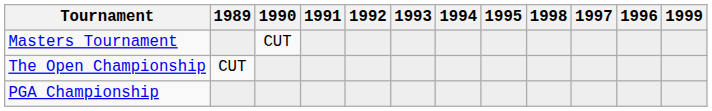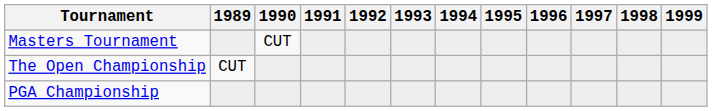columns swapped: (639, 18) <-> (549, 18)
